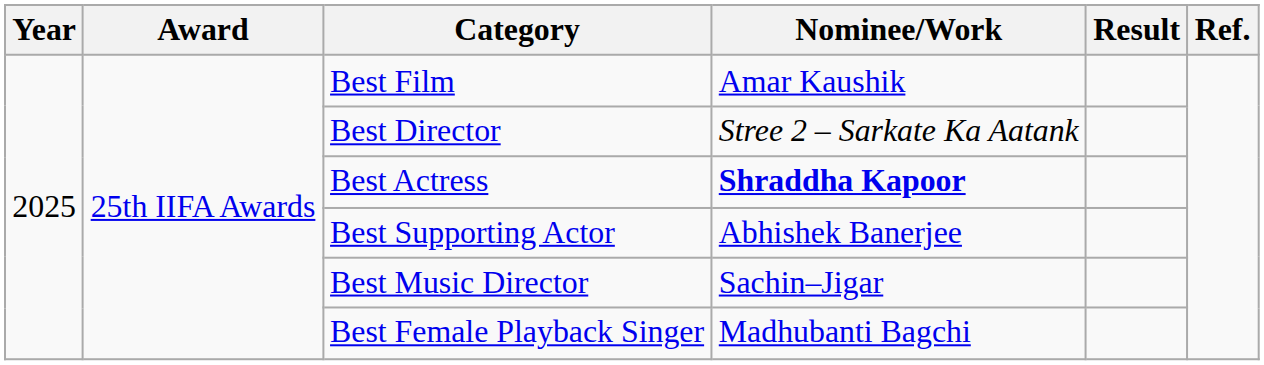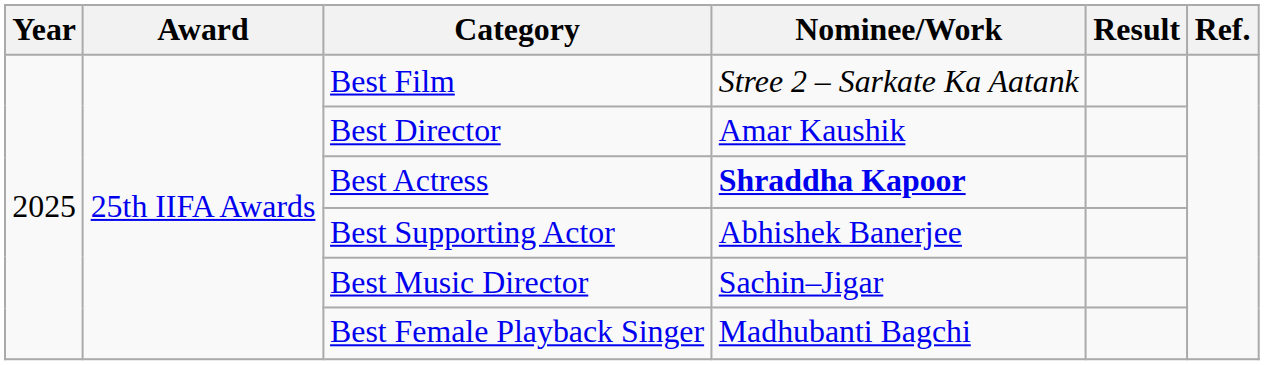(812, 80) Amar Kaushik -> (899, 80) Stree 2 – Sarkate Ka Aatank
(899, 130) Stree 2 – Sarkate Ka Aatank -> (812, 130) Amar Kaushik
